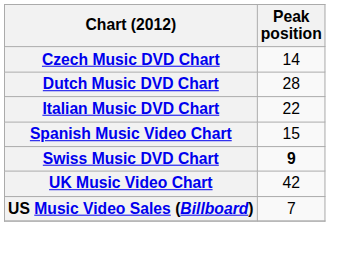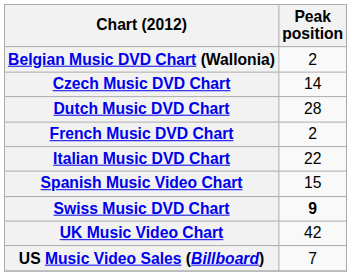+ row: (142, 59)
+ row: (142, 134)
